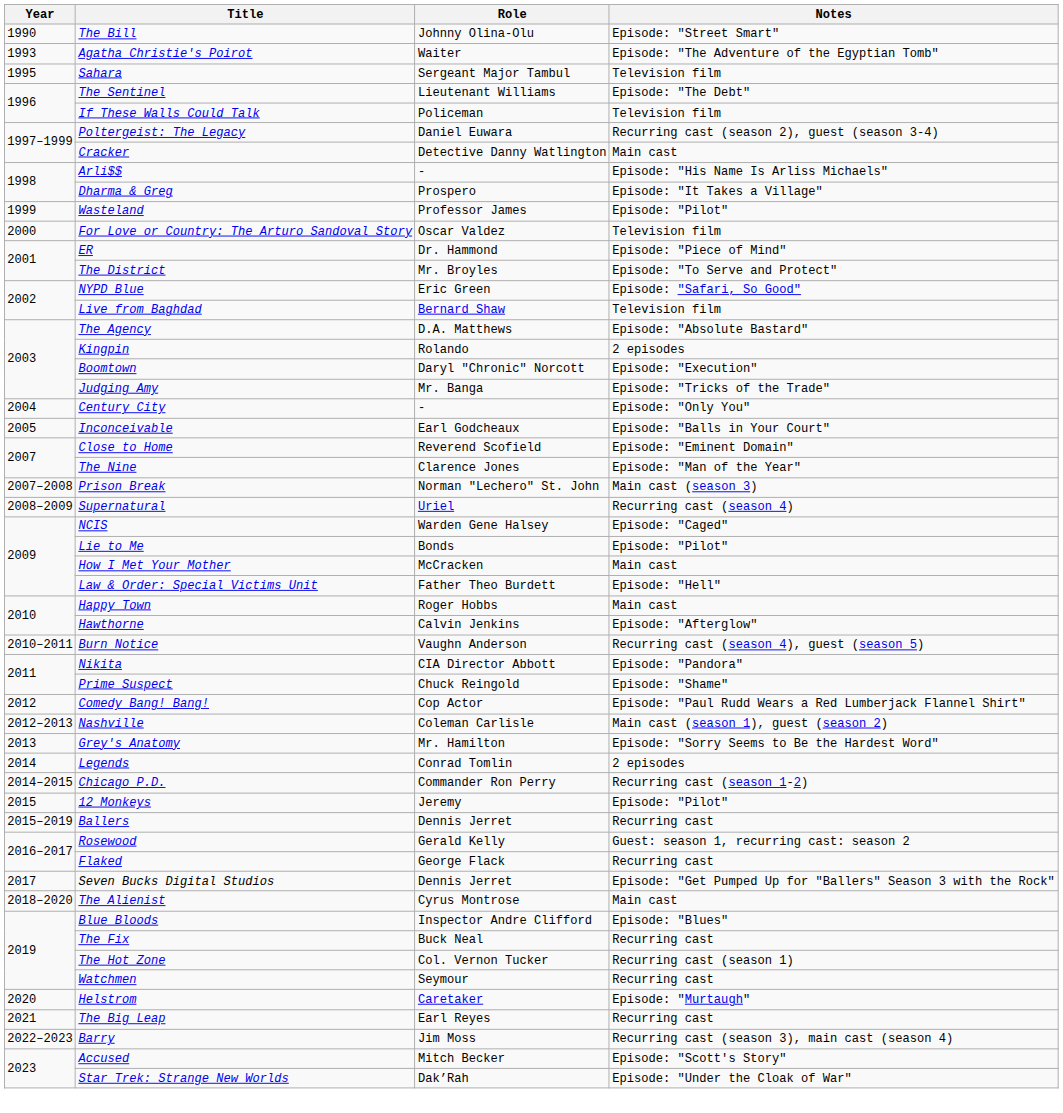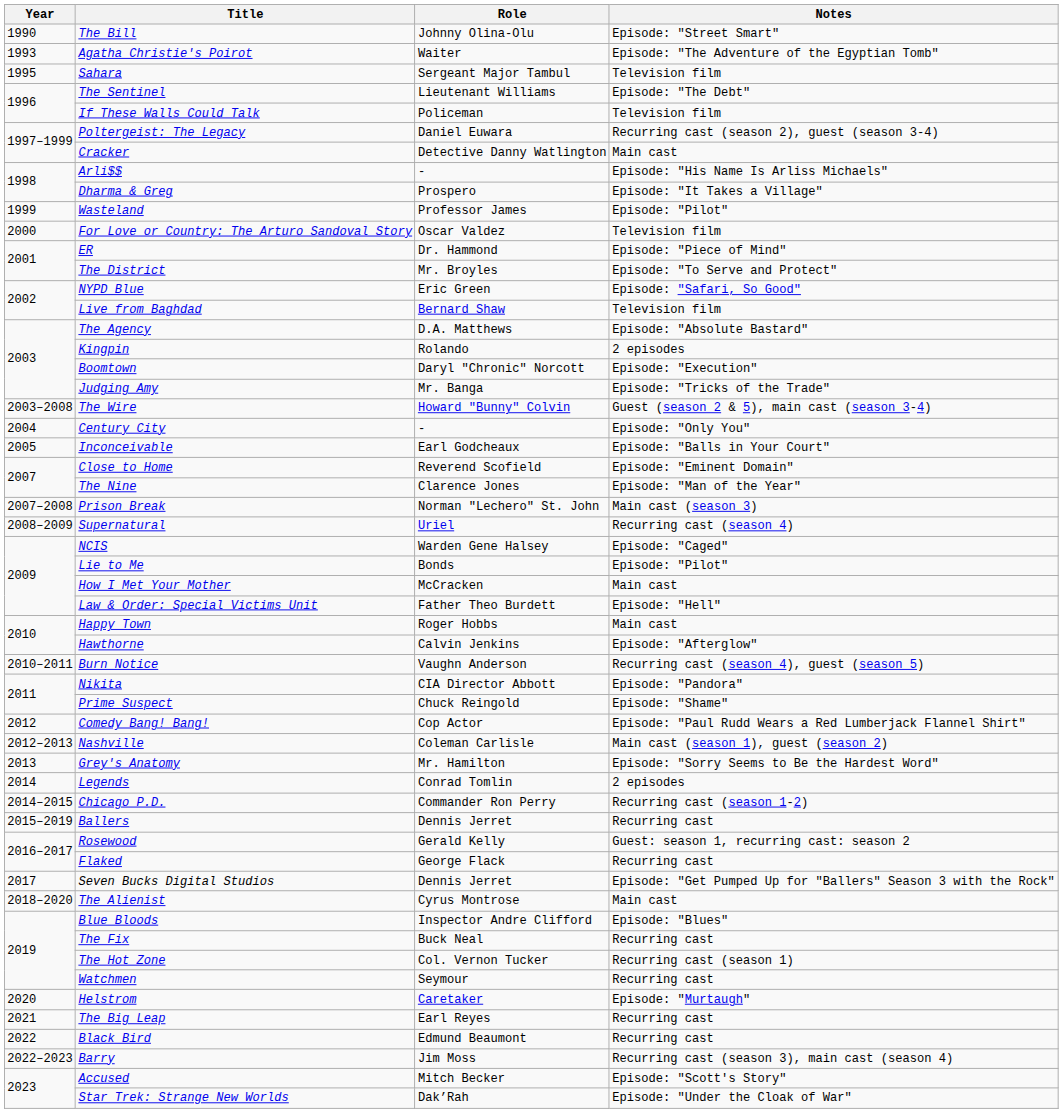+ row: (107, 408)
- row: (115, 802)
+ row: (115, 1039)
